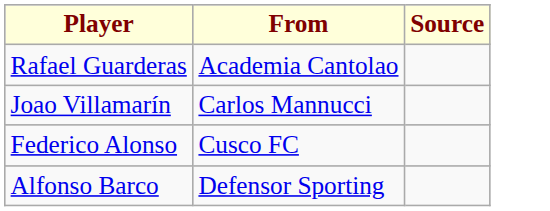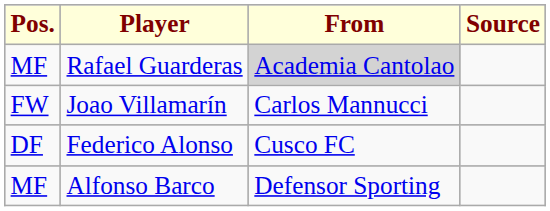+ column: (33, 24)
(298, 64) no background -> (354, 64) lightgrey background
